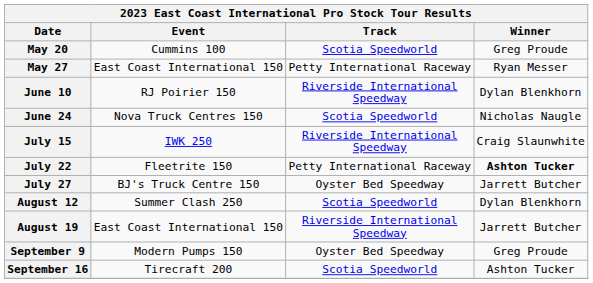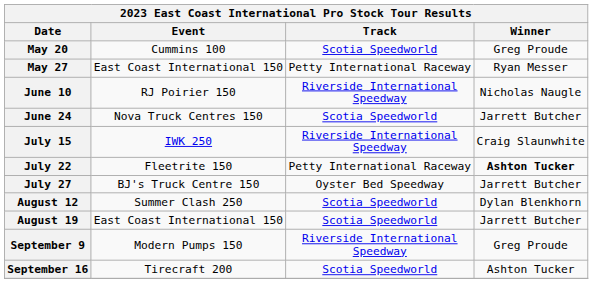(531, 93) Dylan Blenkhorn -> (531, 93) Nicholas Naugle
(531, 117) Nicholas Naugle -> (531, 117) Jarrett Butcher
(380, 227) Riverside International Speedway -> (380, 221) Scotia Speedworld
(380, 252) Oyster Bed Speedway -> (380, 245) Riverside International Speedway
